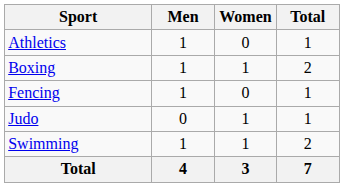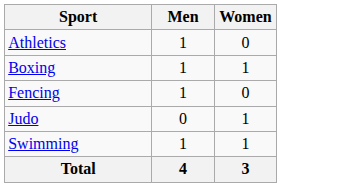- column: (308, 17)
